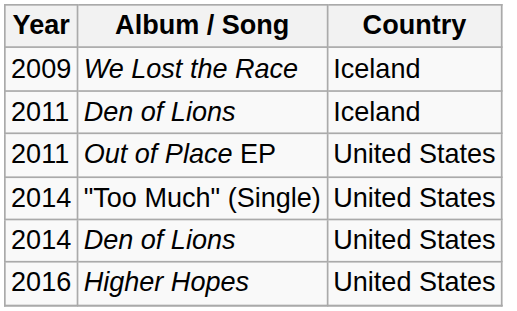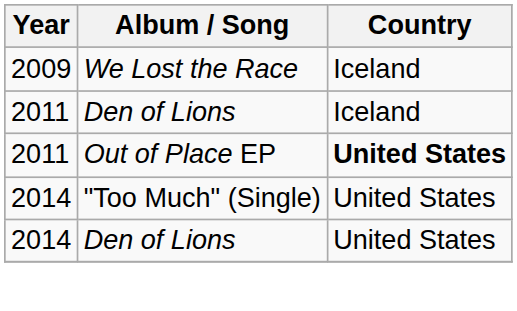(414, 154) normal -> (420, 154) bold
- row: (41, 283)
